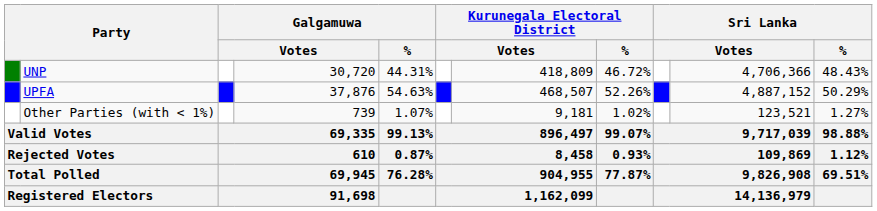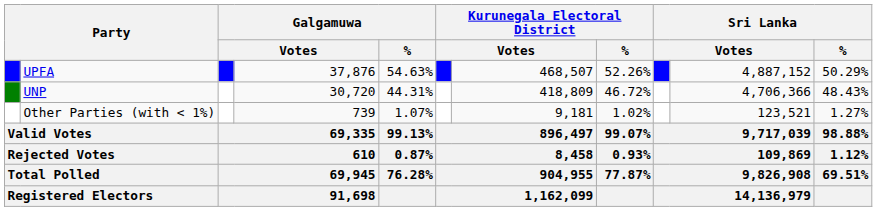rows swapped: (39, 92) <-> (35, 71)
